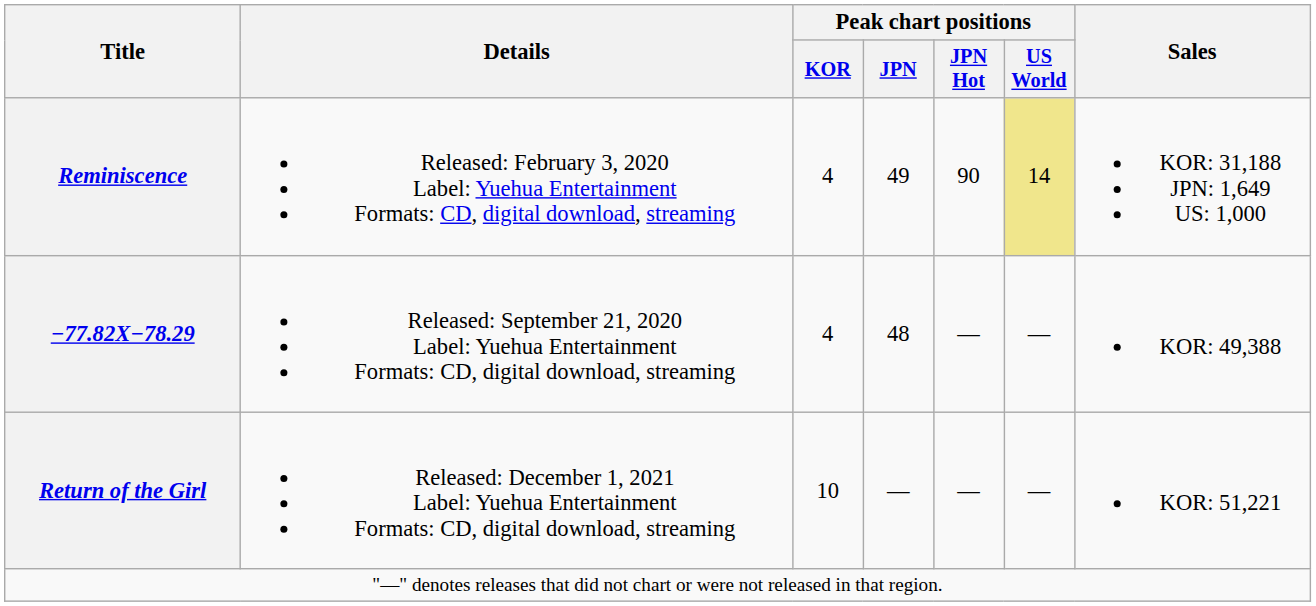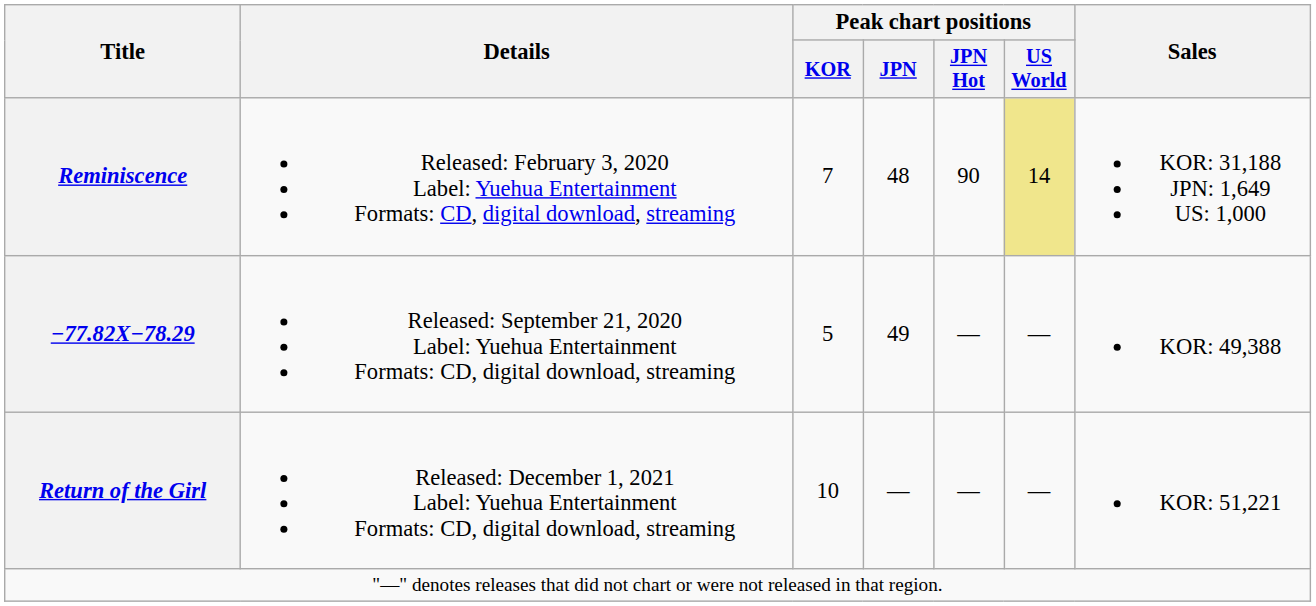(828, 176) 4 -> (828, 176) 7
(898, 176) 49 -> (898, 176) 48
(828, 333) 4 -> (828, 333) 5
(898, 333) 48 -> (898, 333) 49
